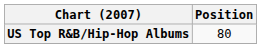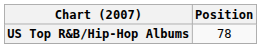(224, 34) 80 -> (224, 34) 78
